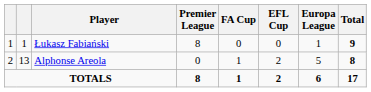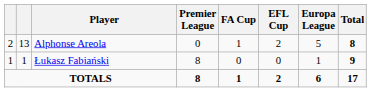rows swapped: (72, 43) <-> (70, 61)
